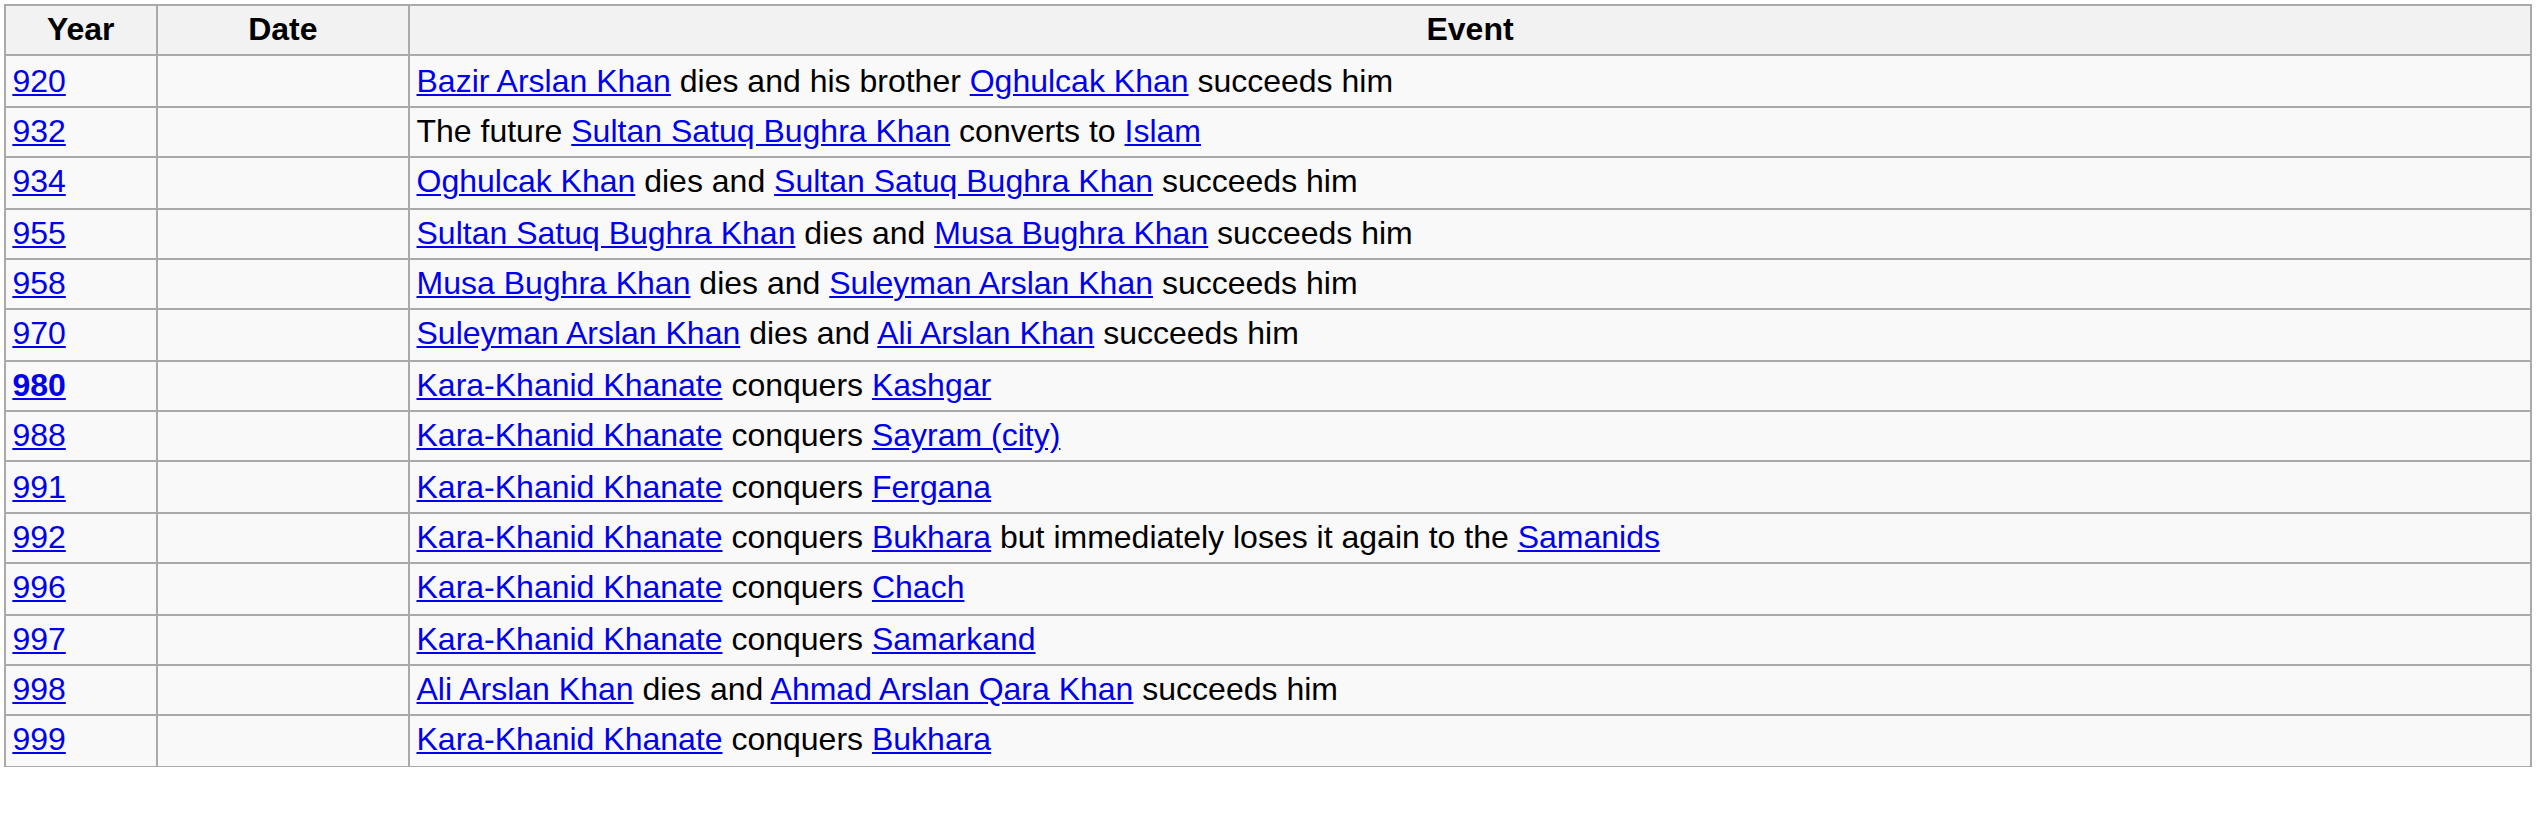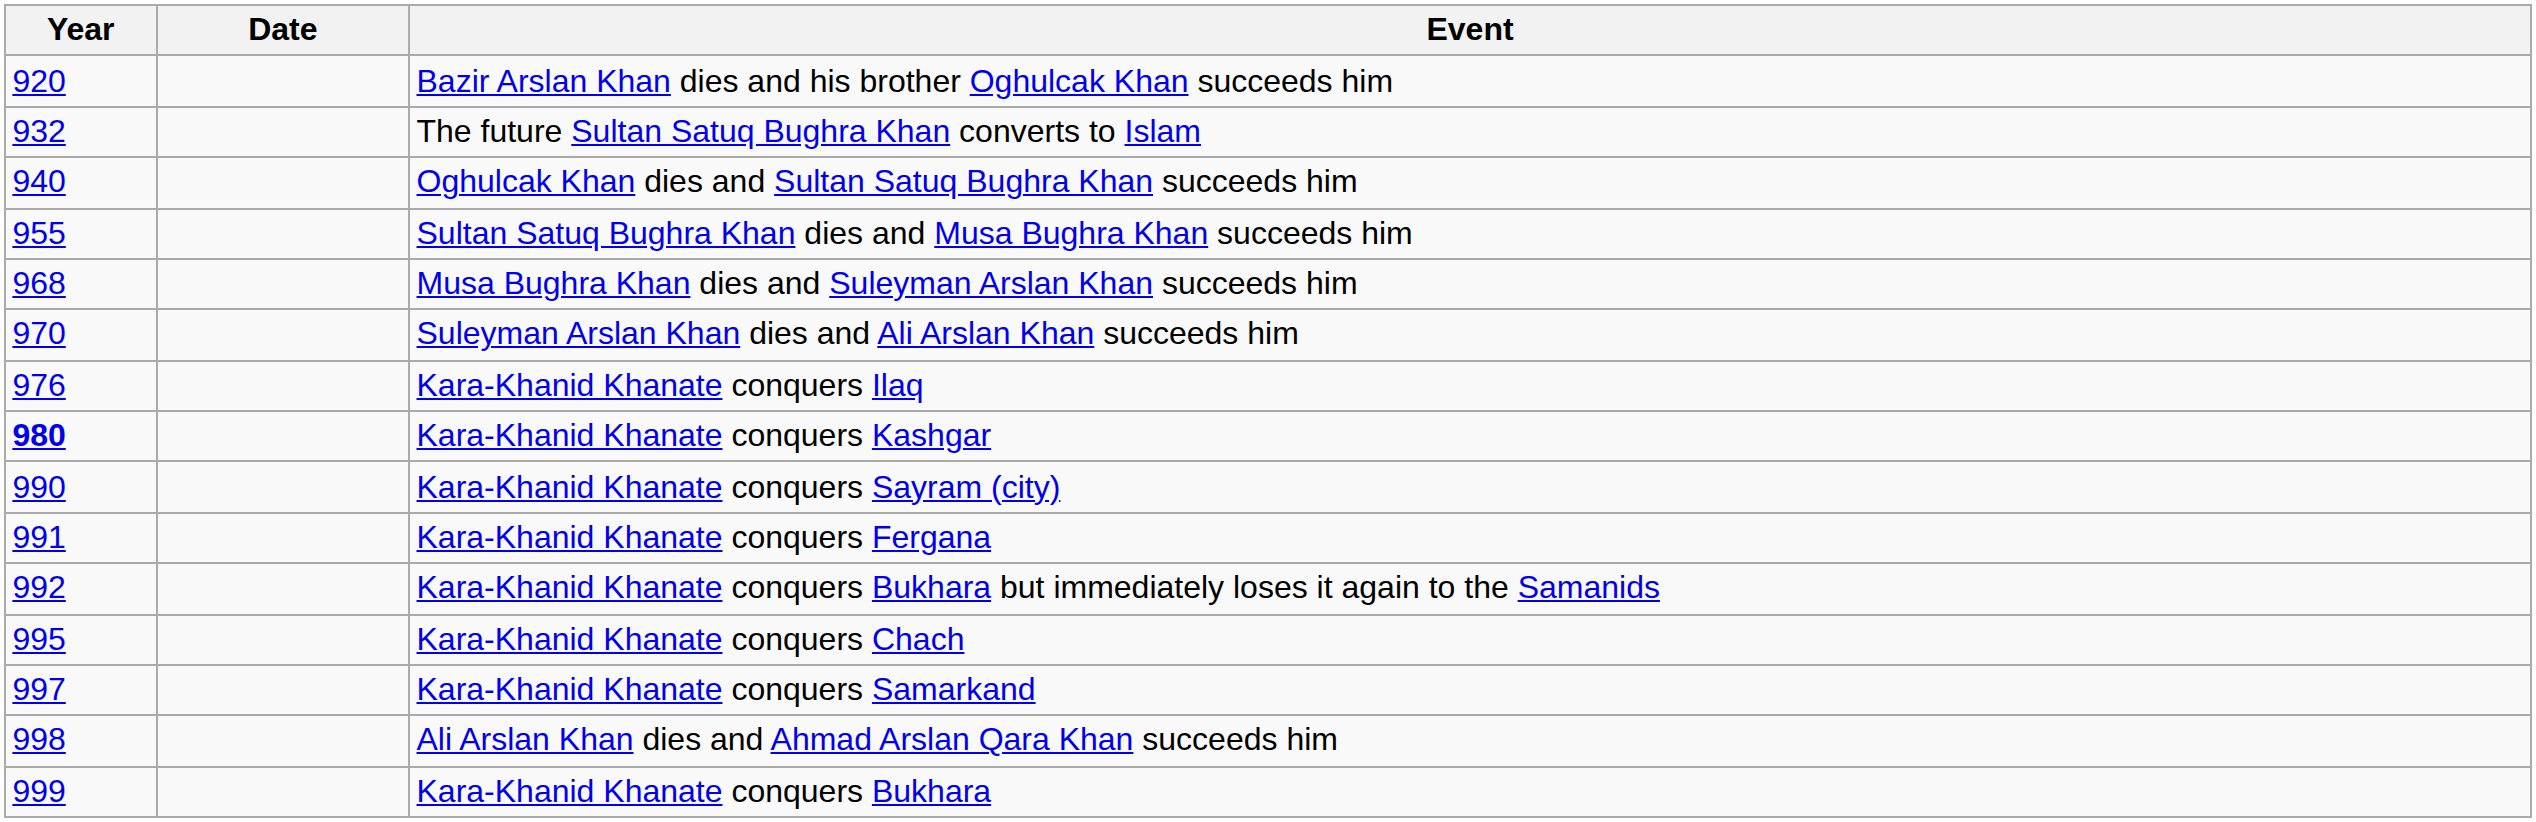(39, 182) 934 -> (39, 182) 940
(39, 283) 958 -> (39, 283) 968
+ row: (670, 385)
(39, 435) 988 -> (39, 486) 990
(39, 588) 996 -> (39, 638) 995
